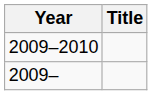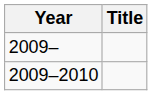rows swapped: (34, 75) <-> (54, 47)
